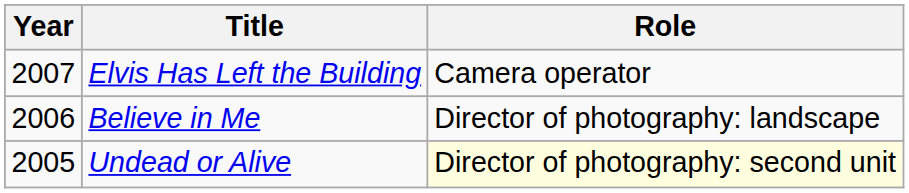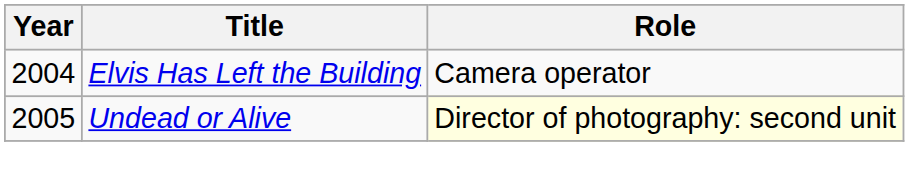(43, 72) 2007 -> (43, 72) 2004
- row: (174, 118)
